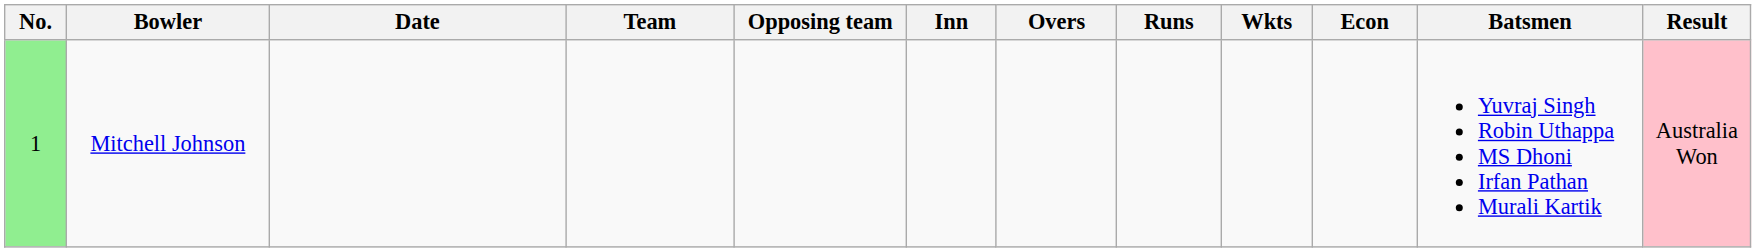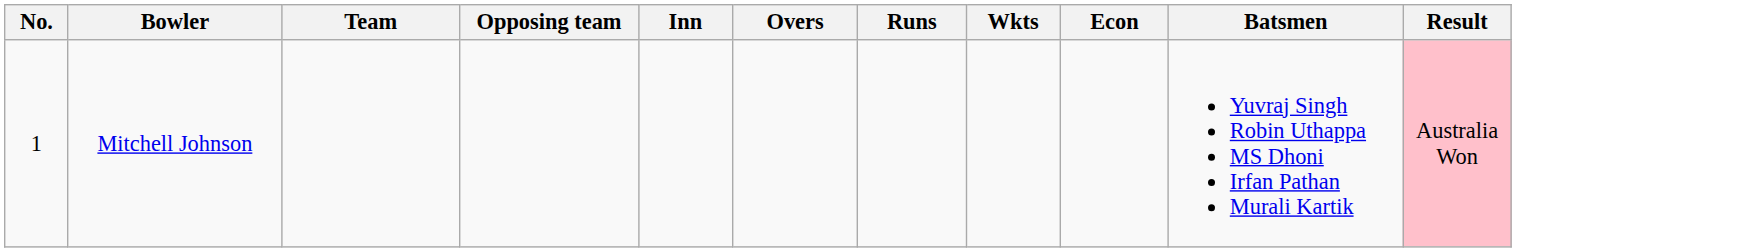- column: (417, 22)
(36, 143) lightgreen background -> (36, 143) no background
